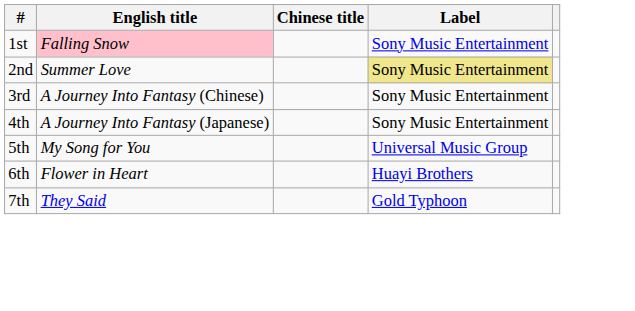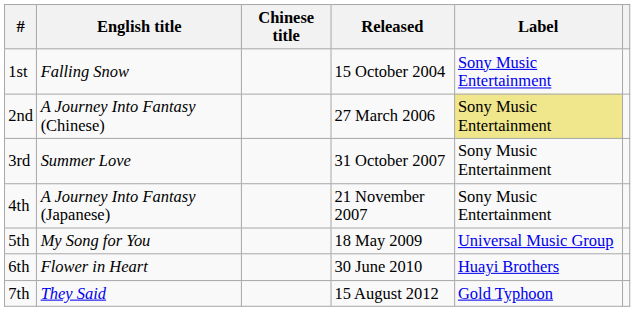+ column: (392, 26)
(85, 43) pink background -> (85, 71) no background
(86, 69) Summer Love -> (118, 116) A Journey Into Fantasy (Chinese)
(152, 95) A Journey Into Fantasy (Chinese) -> (86, 160) Summer Love
